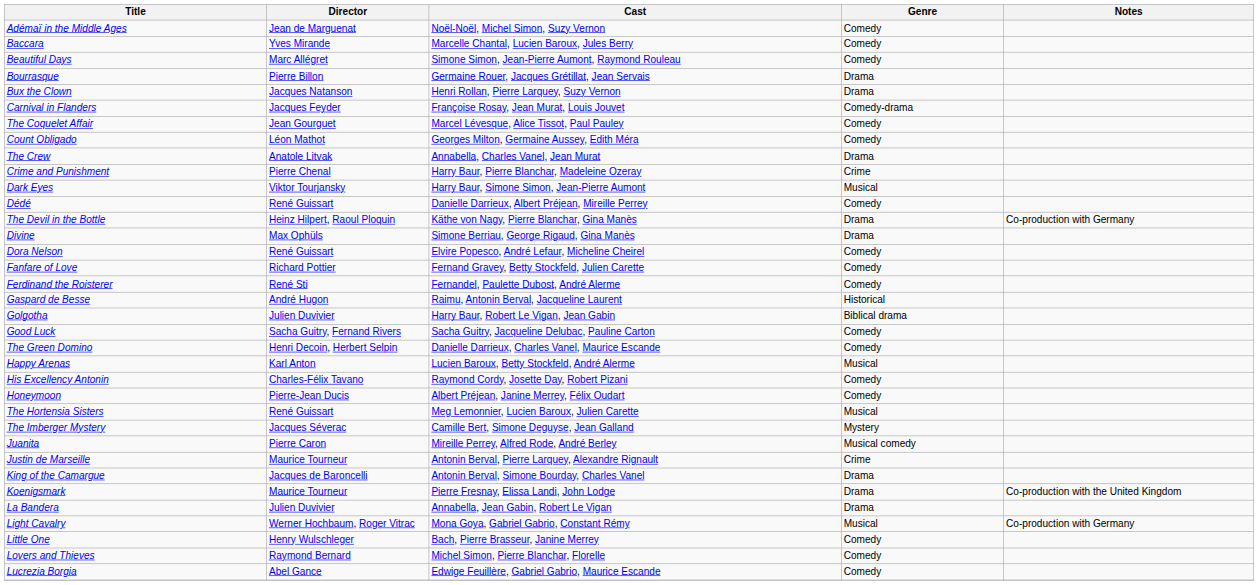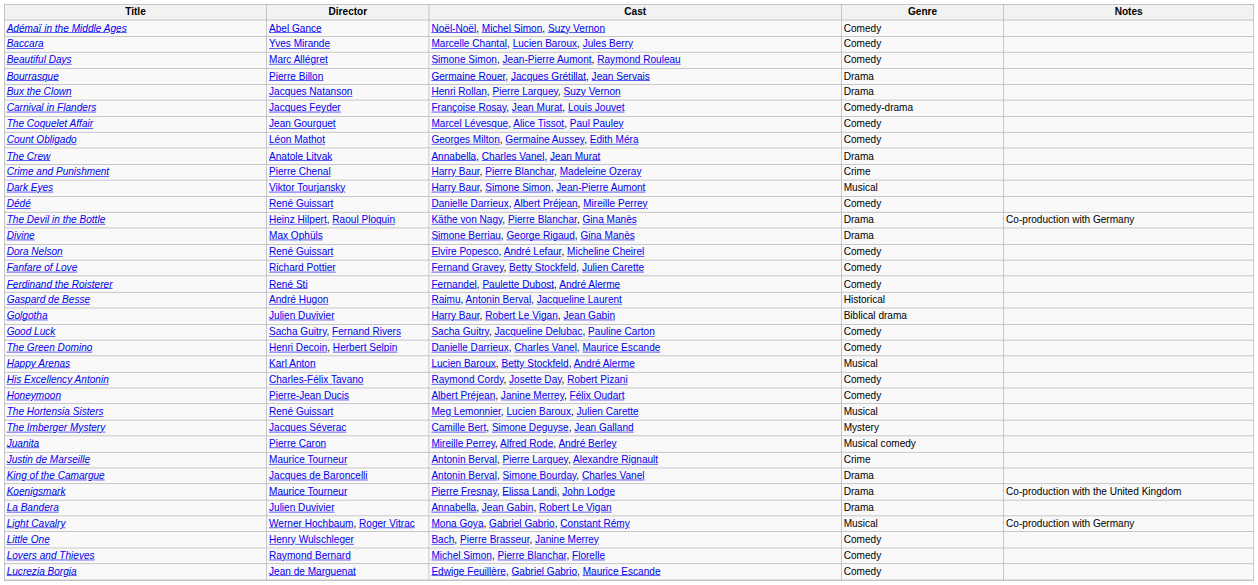(312, 28) Jean de Marguenat -> (295, 28) Abel Gance
(295, 572) Abel Gance -> (312, 572) Jean de Marguenat
